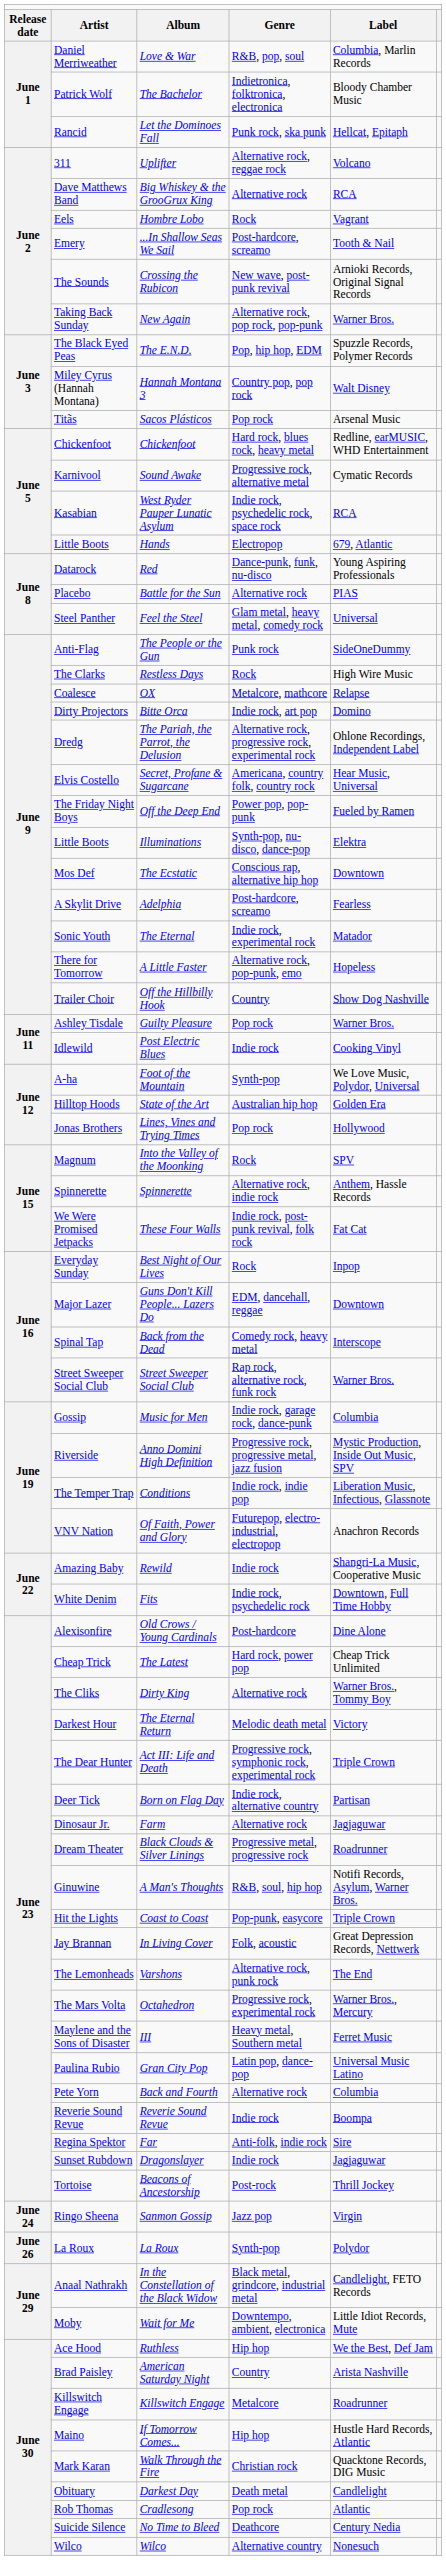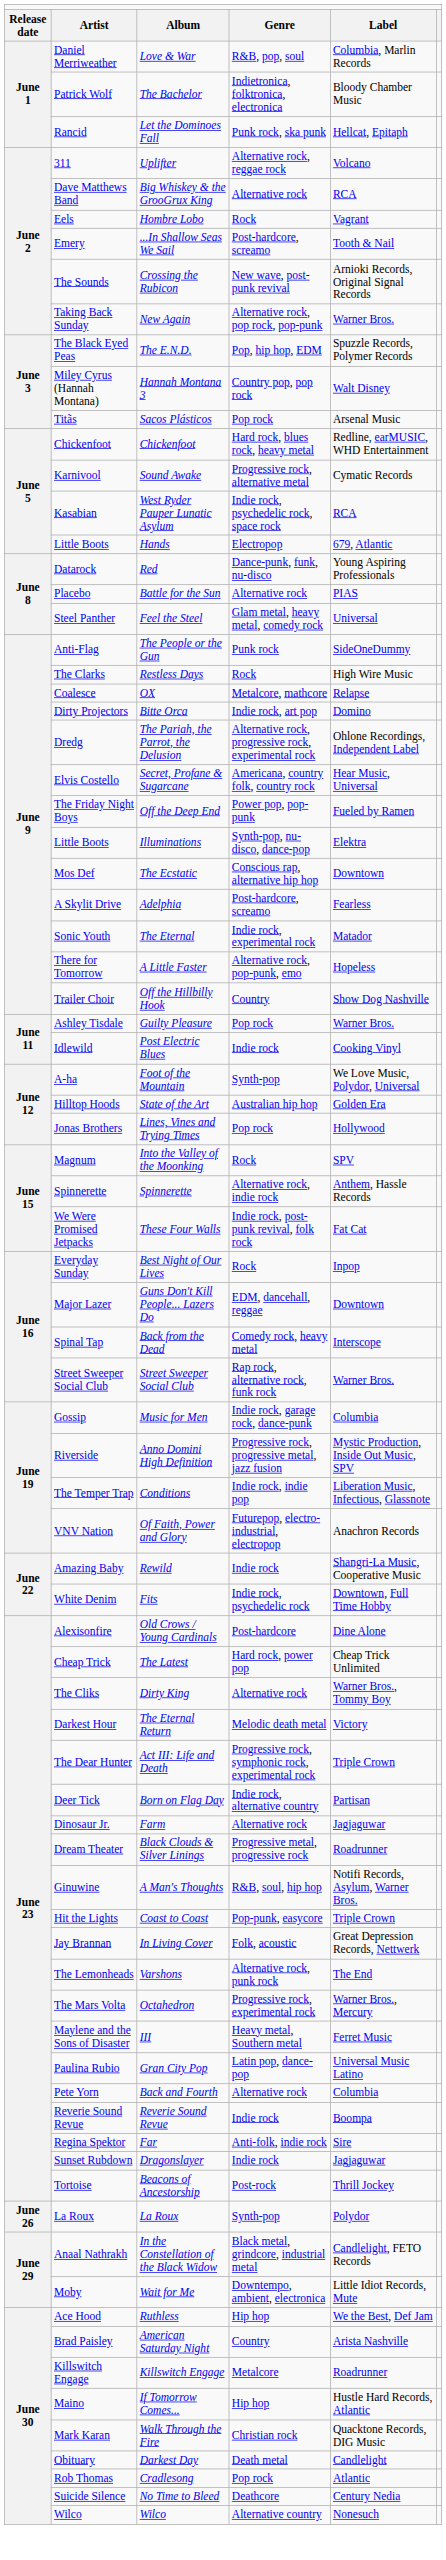- row: (176, 2216)
